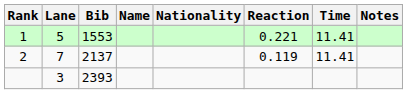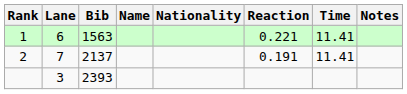(60, 36) 5 -> (60, 36) 6
(97, 36) 1553 -> (97, 36) 1563
(278, 57) 0.119 -> (278, 57) 0.191
